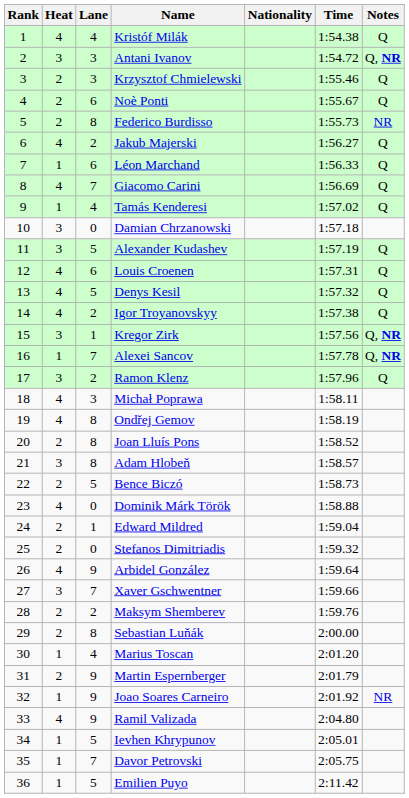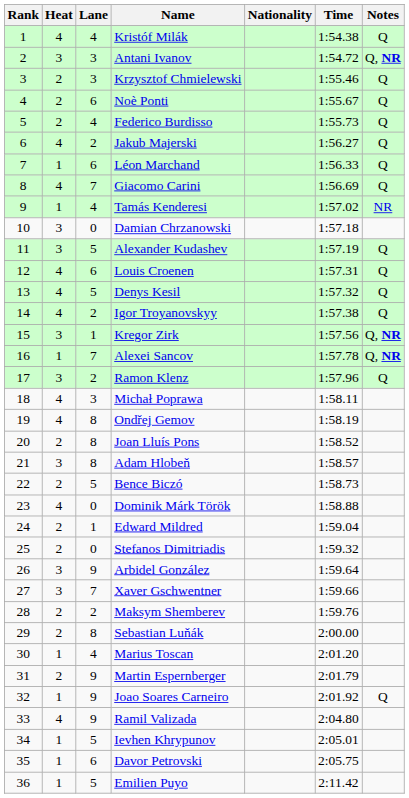(93, 121) 8 -> (93, 121) 4
(383, 121) NR -> (383, 121) Q
(383, 206) Q -> (383, 206) NR
(59, 569) 4 -> (59, 569) 3
(383, 697) NR -> (383, 697) Q
(93, 761) 7 -> (93, 761) 6
